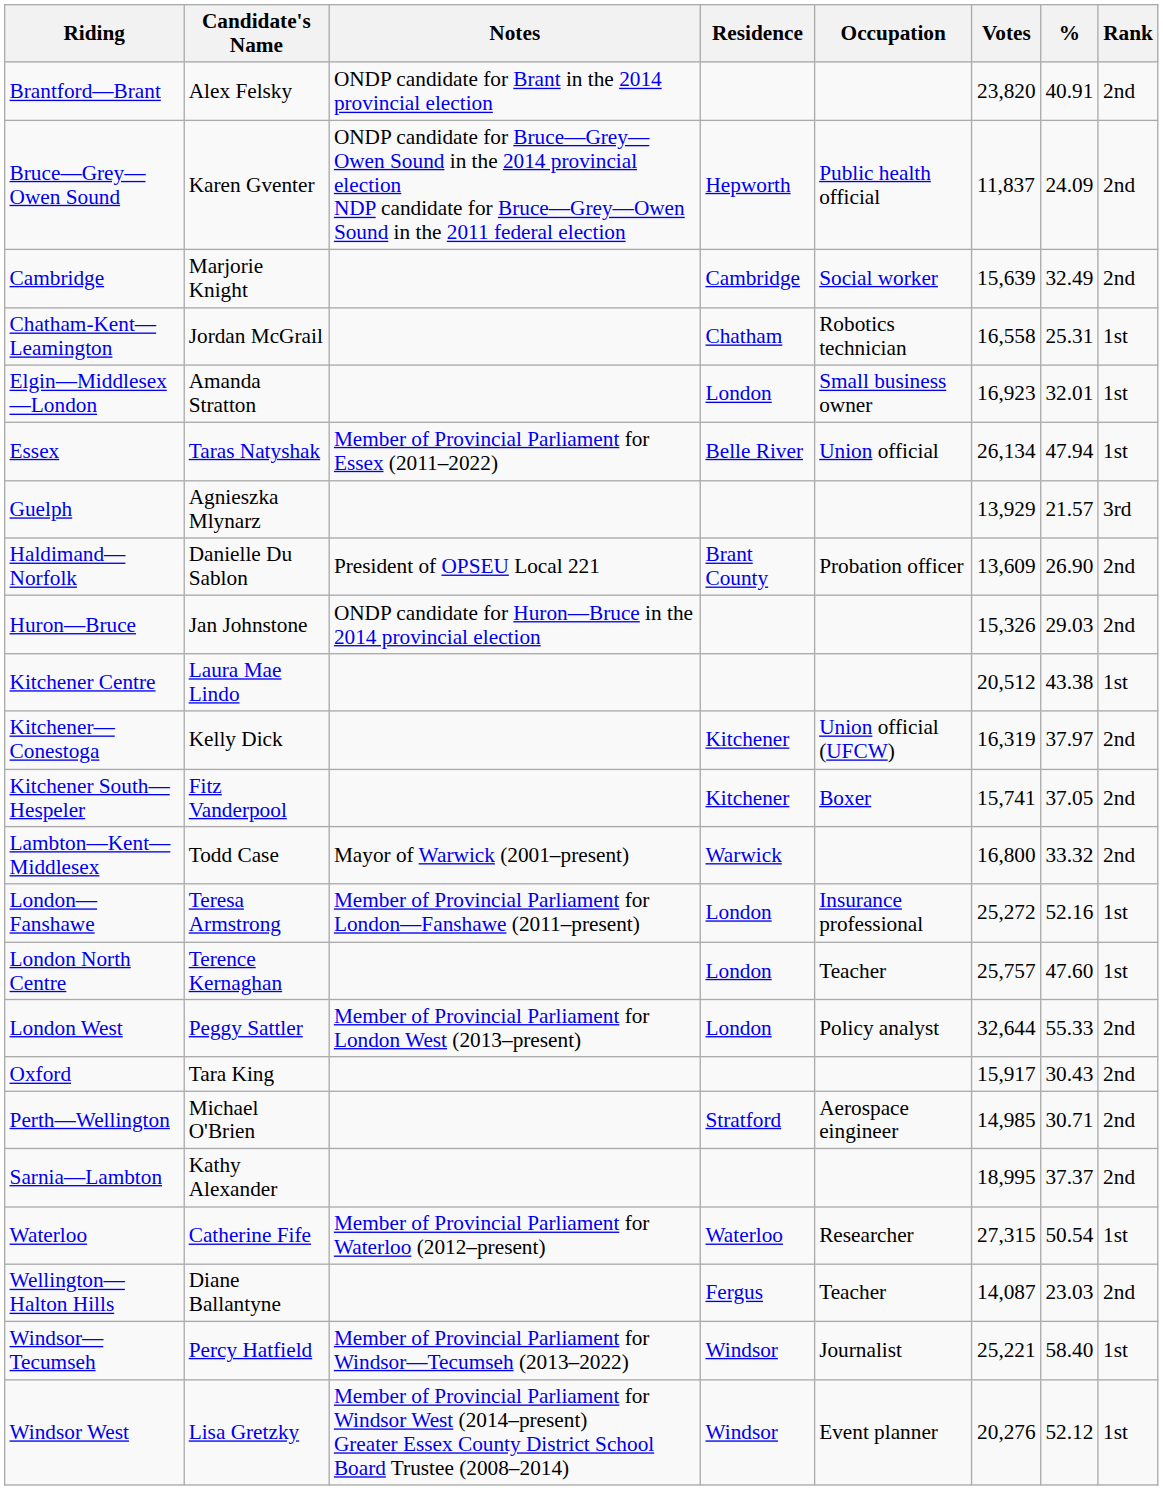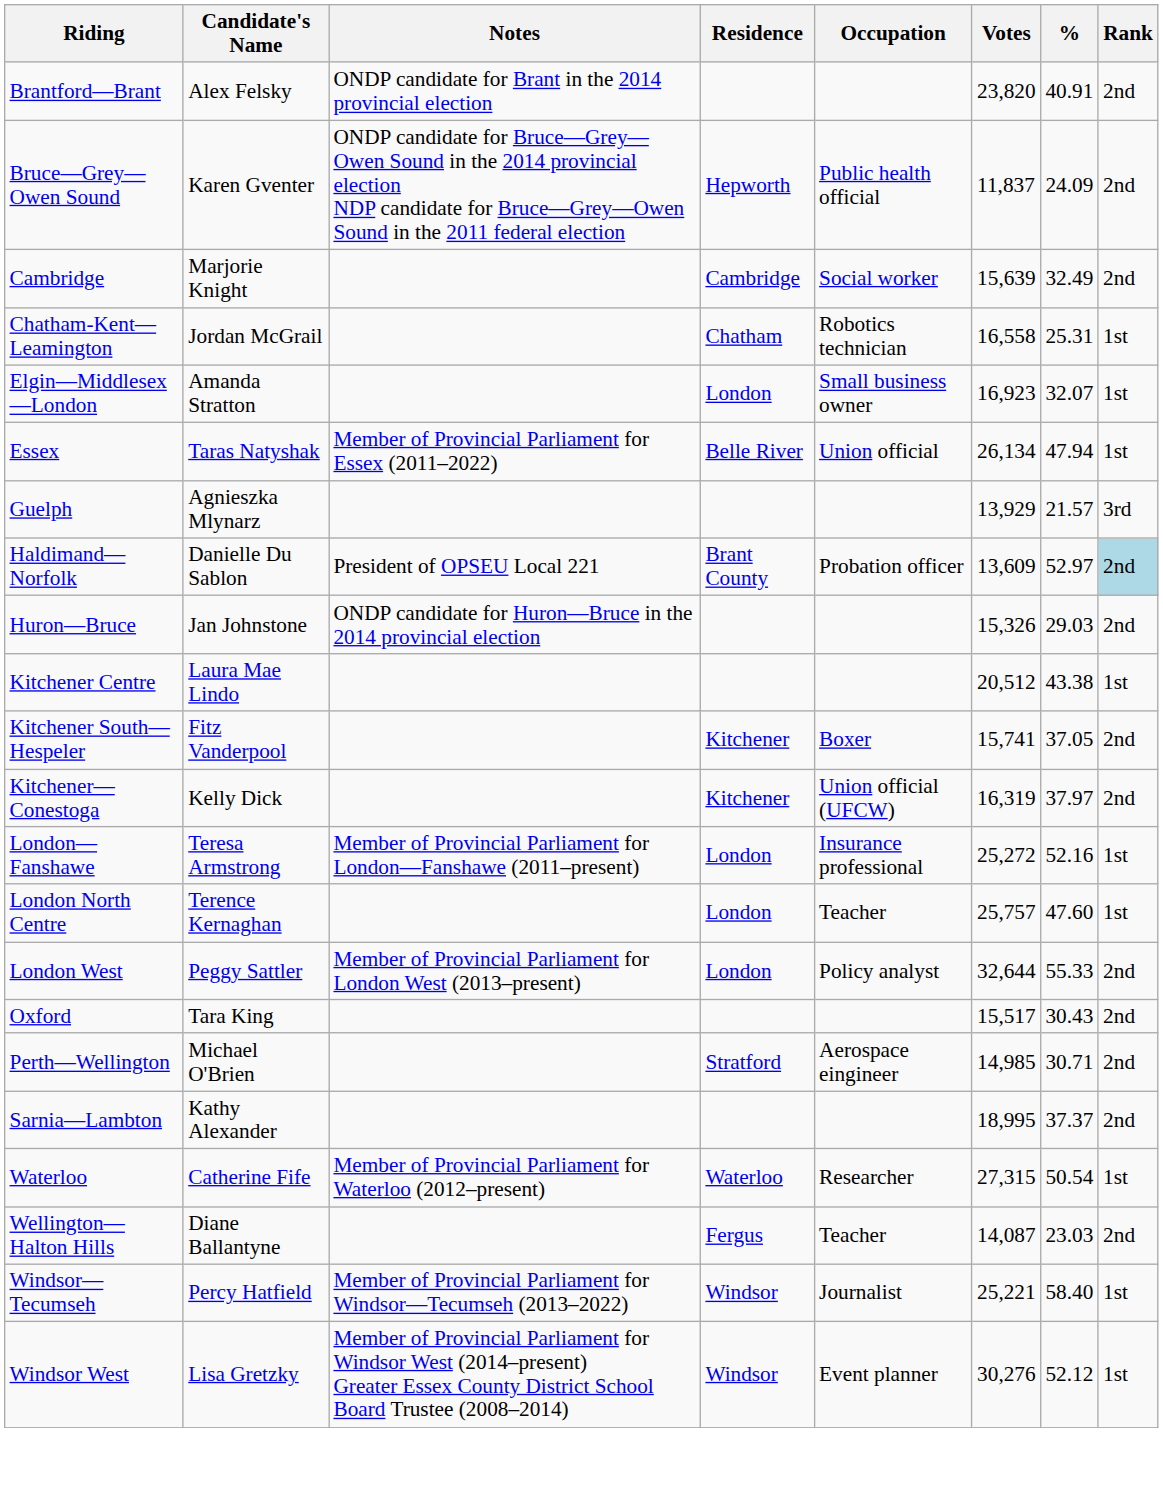(1069, 393) 32.01 -> (1069, 393) 32.07
(1069, 566) 26.90 -> (1069, 566) 52.97
(1119, 566) no background -> (1119, 566) lightblue background
rows swapped: (62, 739) <-> (90, 797)
- row: (90, 855)
(1006, 1073) 15,917 -> (1006, 1016) 15,517
(1006, 1432) 20,276 -> (1006, 1374) 30,276
